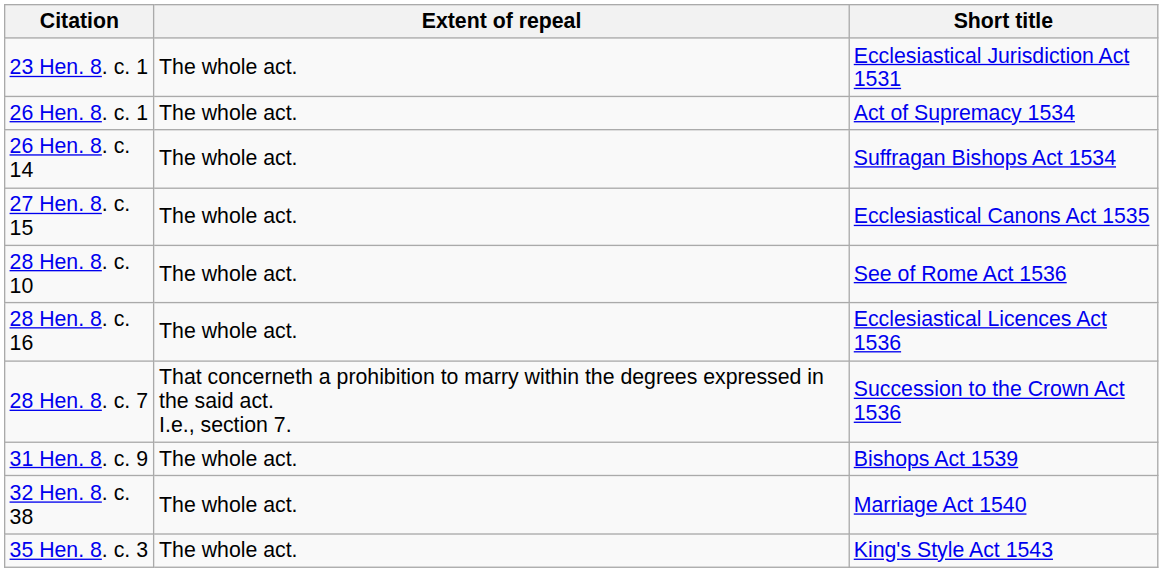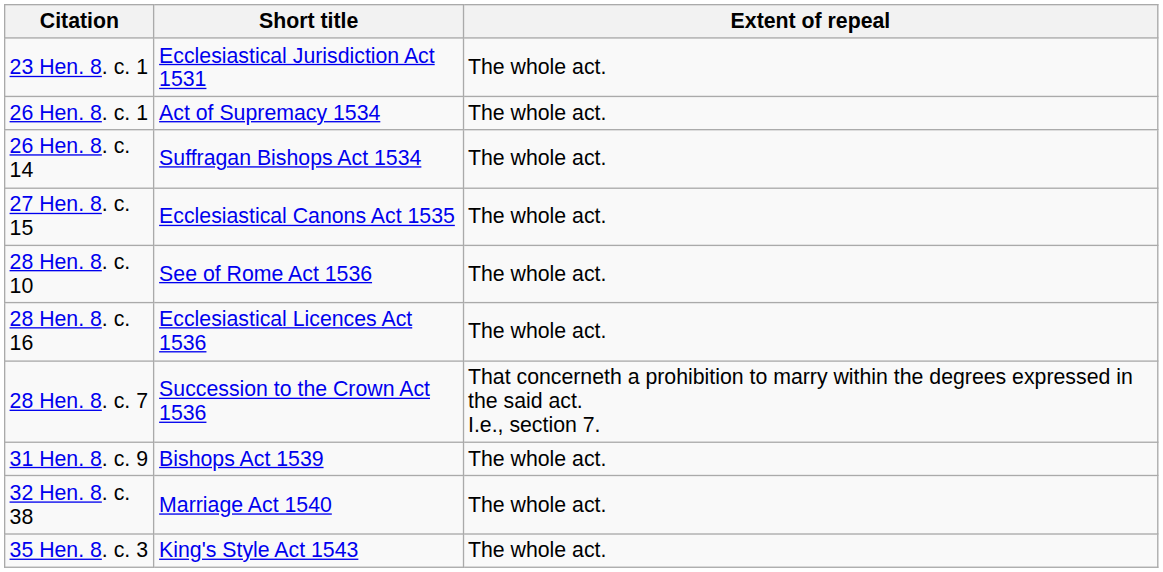columns swapped: (1003, 21) <-> (502, 21)
